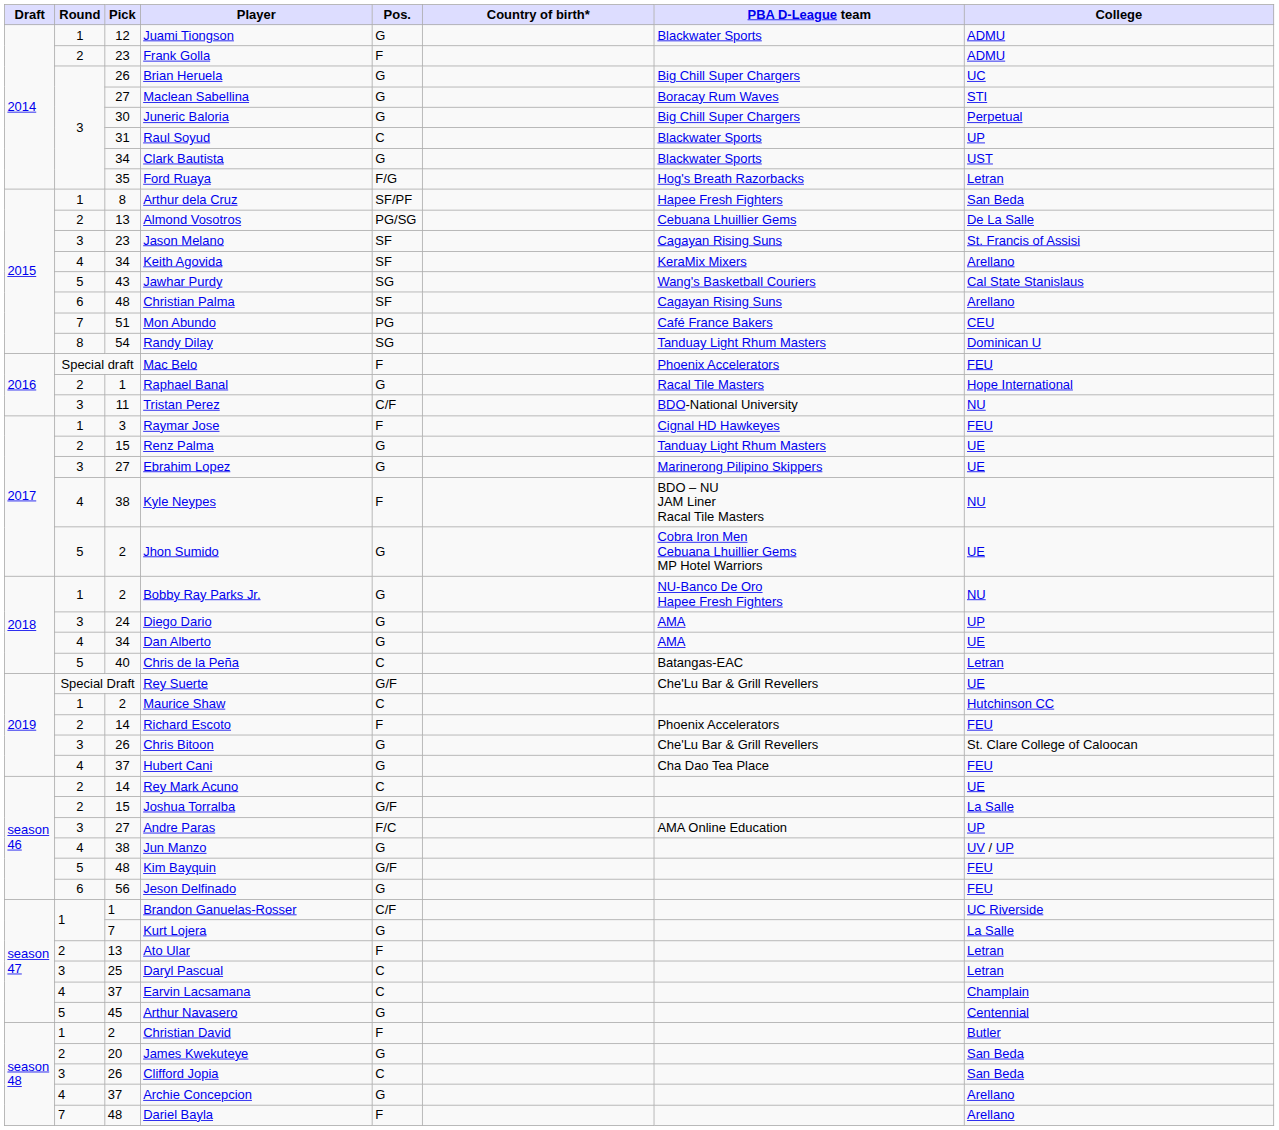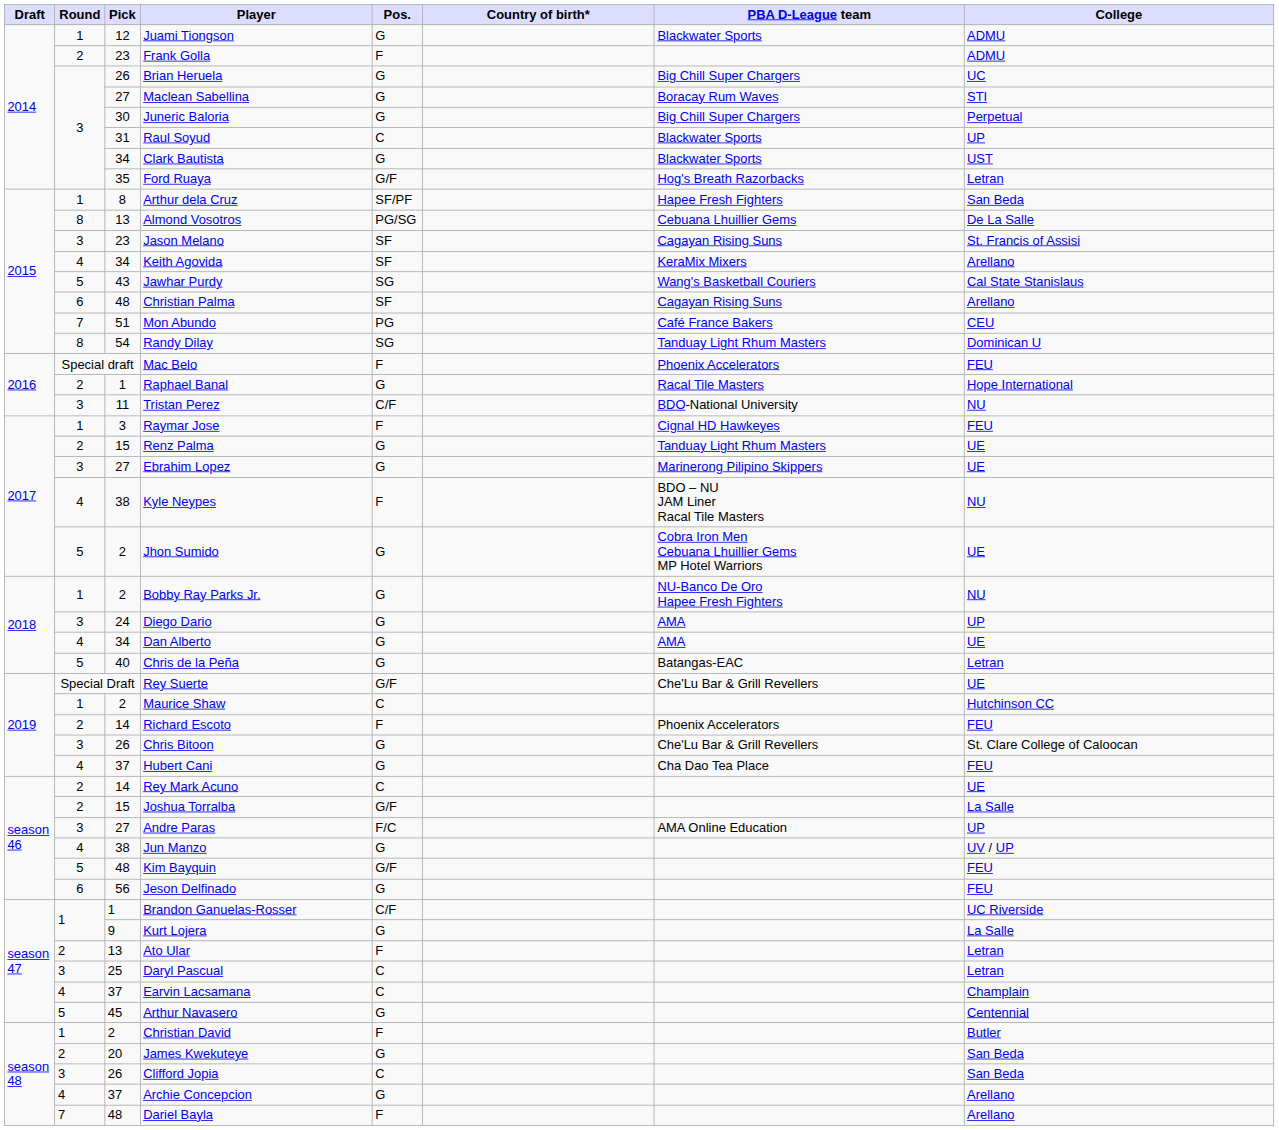(386, 179) F/G -> (386, 179) G/F
(80, 220) 2 -> (80, 220) 8
(380, 663) C -> (380, 663) G
(111, 930) 7 -> (111, 930) 9
